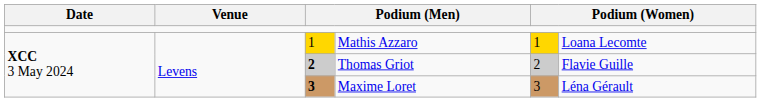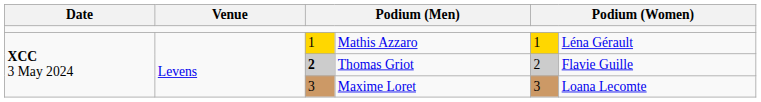(604, 43) Loana Lecomte -> (597, 43) Léna Gérault
(311, 86) bold -> (311, 86) normal
(597, 86) Léna Gérault -> (604, 86) Loana Lecomte
